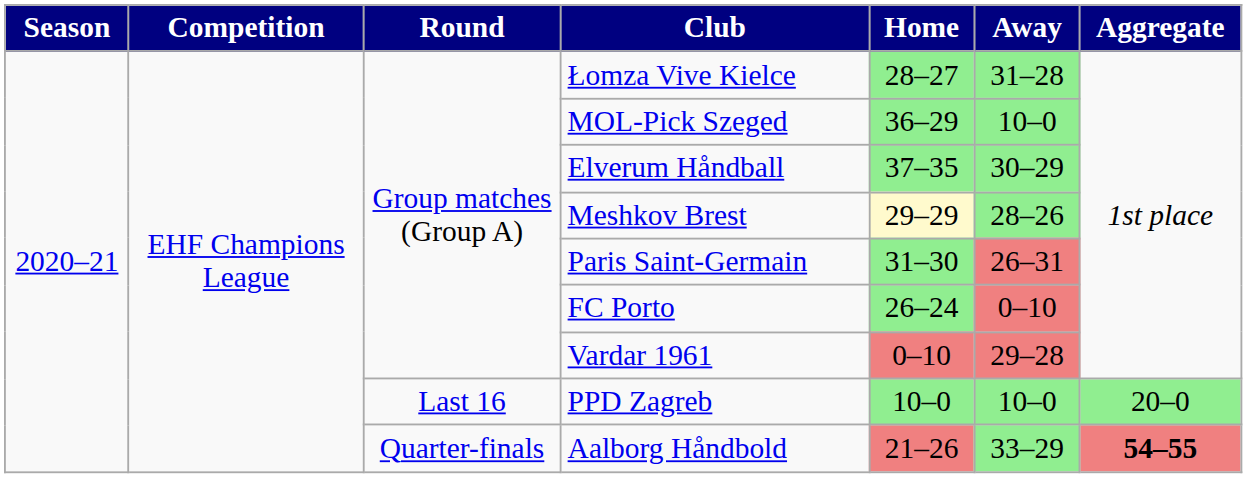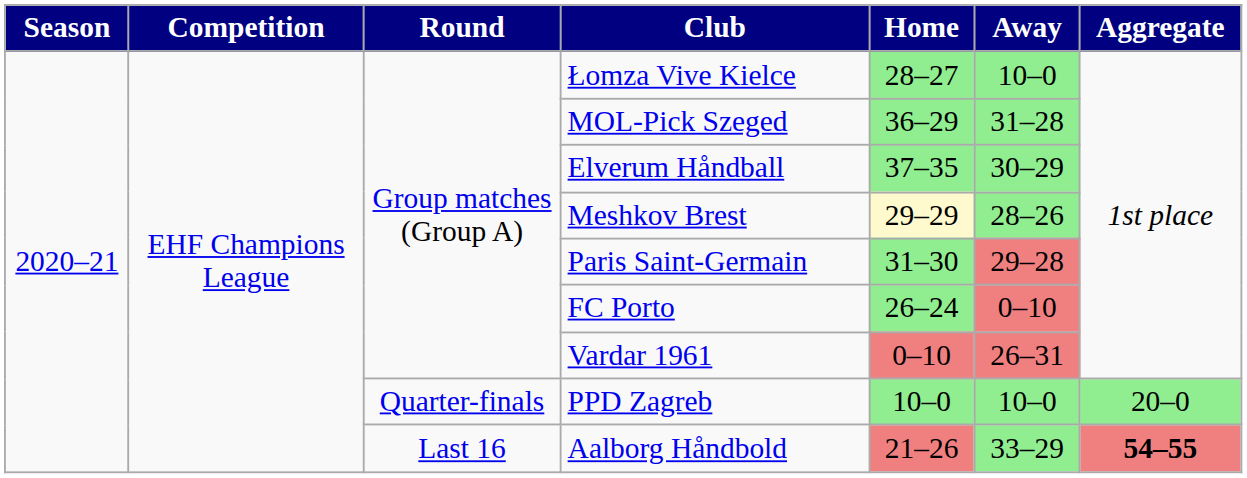(1027, 74) 31–28 -> (1027, 74) 10–0
(1027, 121) 10–0 -> (1027, 121) 31–28
(1027, 261) 26–31 -> (1027, 261) 29–28
(1027, 354) 29–28 -> (1027, 354) 26–31
(462, 401) Last 16 -> (462, 401) Quarter-finals
(462, 448) Quarter-finals -> (462, 448) Last 16
